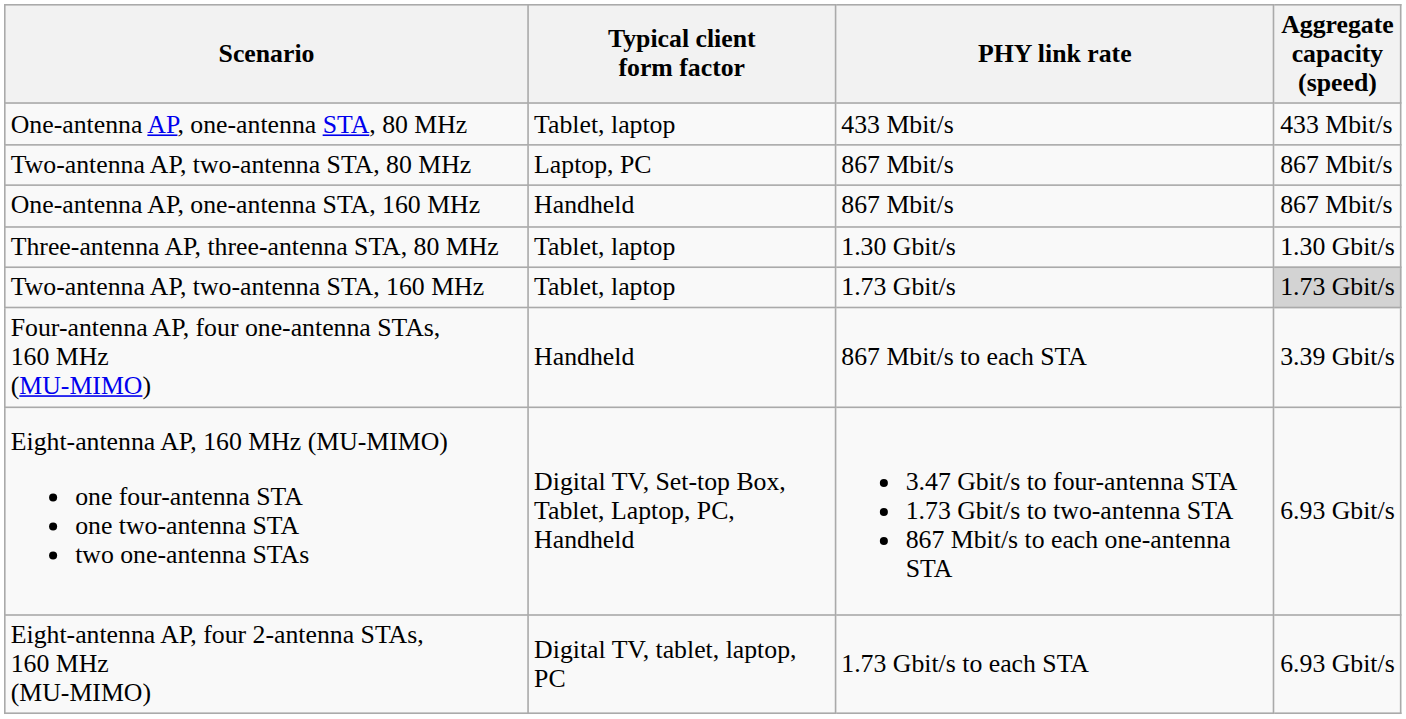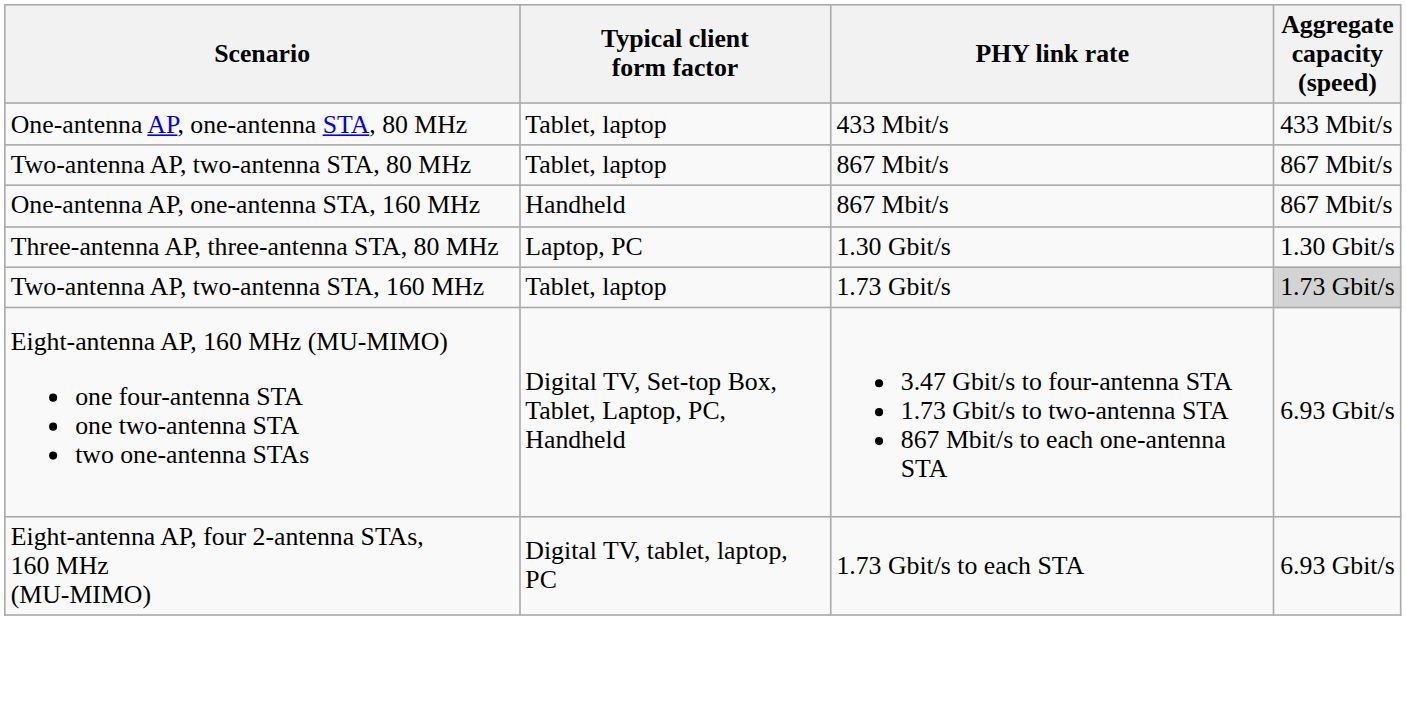(593, 164) Laptop, PC -> (596, 164) Tablet, laptop
(605, 246) Tablet, laptop -> (584, 246) Laptop, PC
- row: (226, 356)
